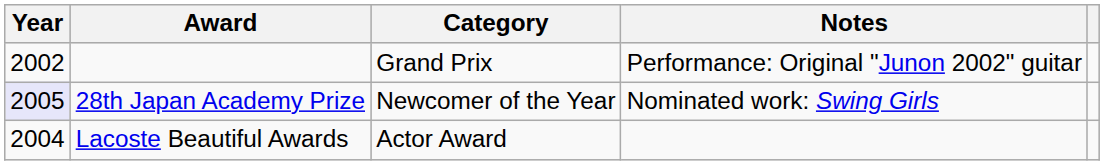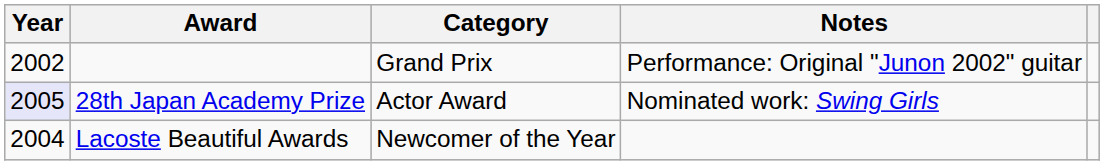(496, 100) Newcomer of the Year -> (442, 100) Actor Award
(442, 139) Actor Award -> (496, 139) Newcomer of the Year
